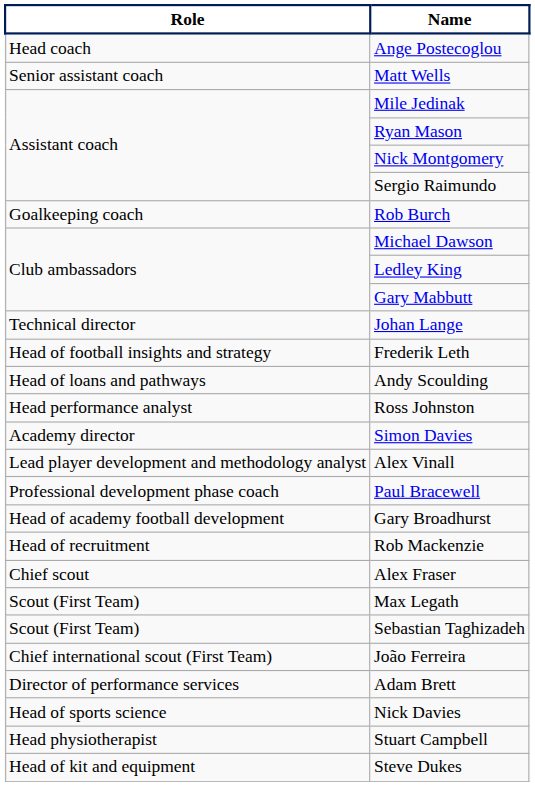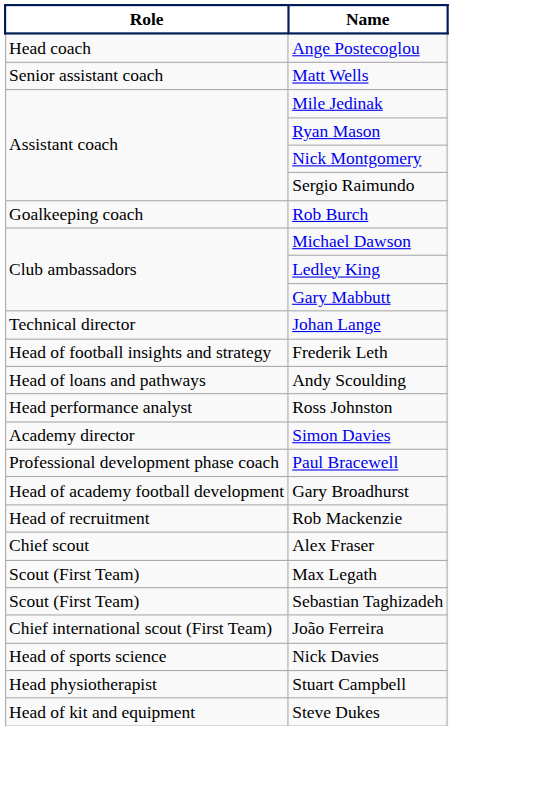- row: (414, 463)
- row: (415, 684)
